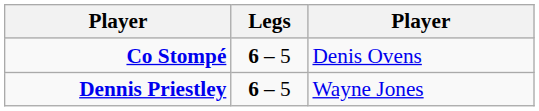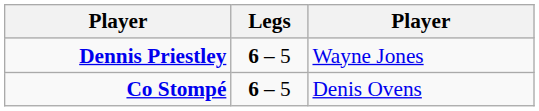rows swapped: (153, 88) <-> (176, 55)
